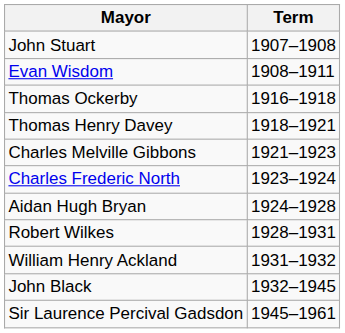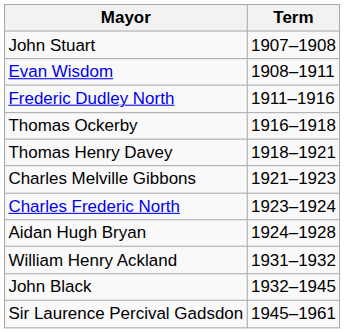+ row: (91, 98)
- row: (61, 233)
